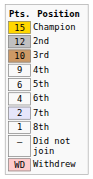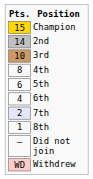(20, 41) 12 -> (20, 41) 14
(20, 70) 9 -> (20, 70) 8
